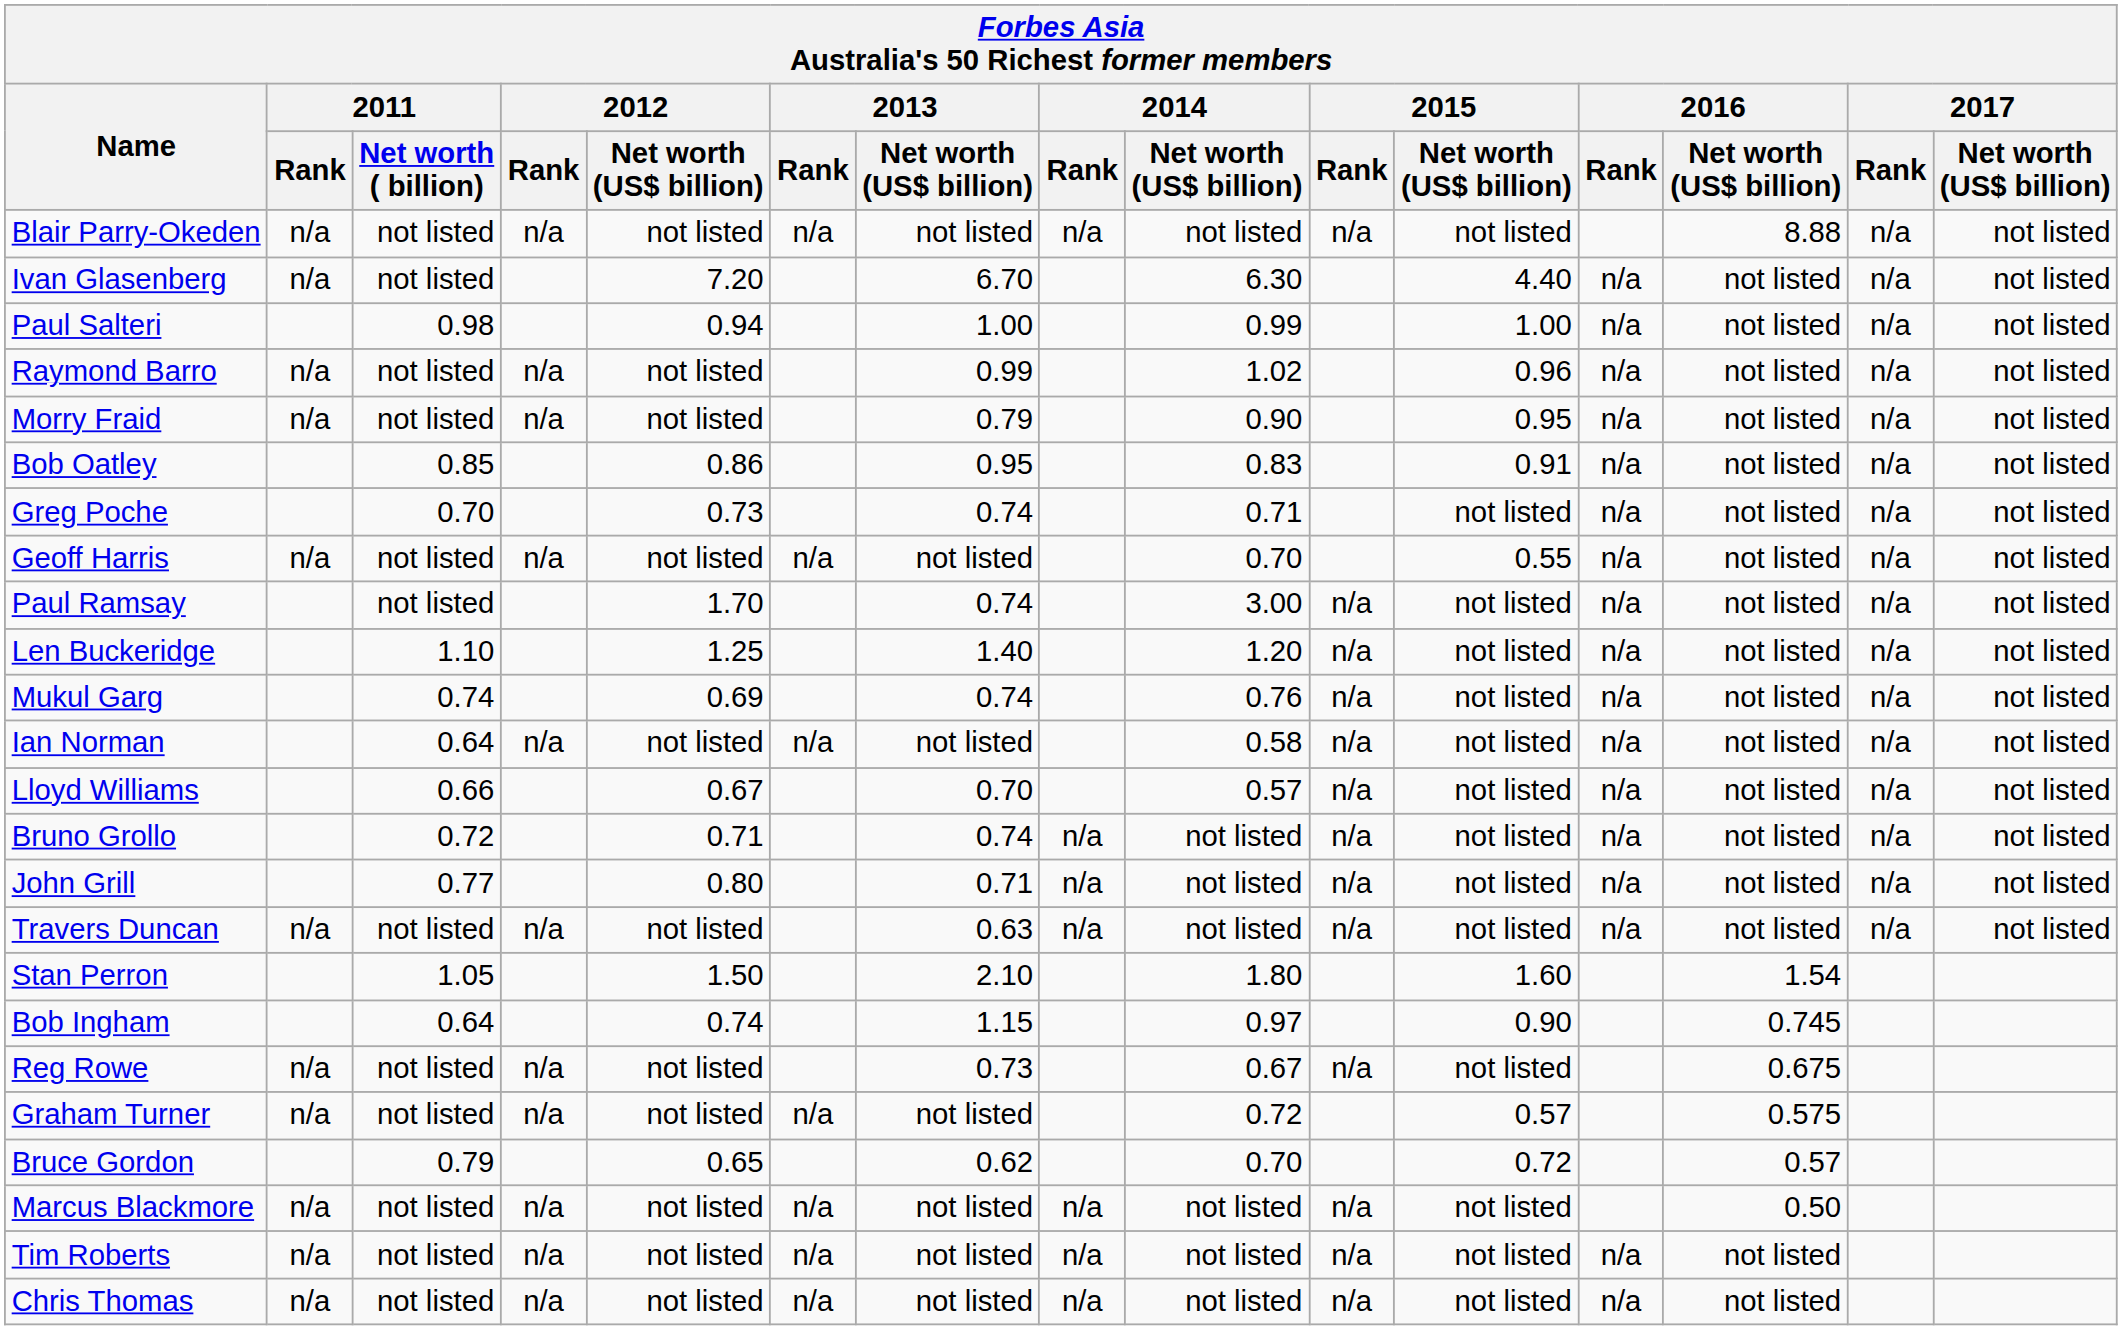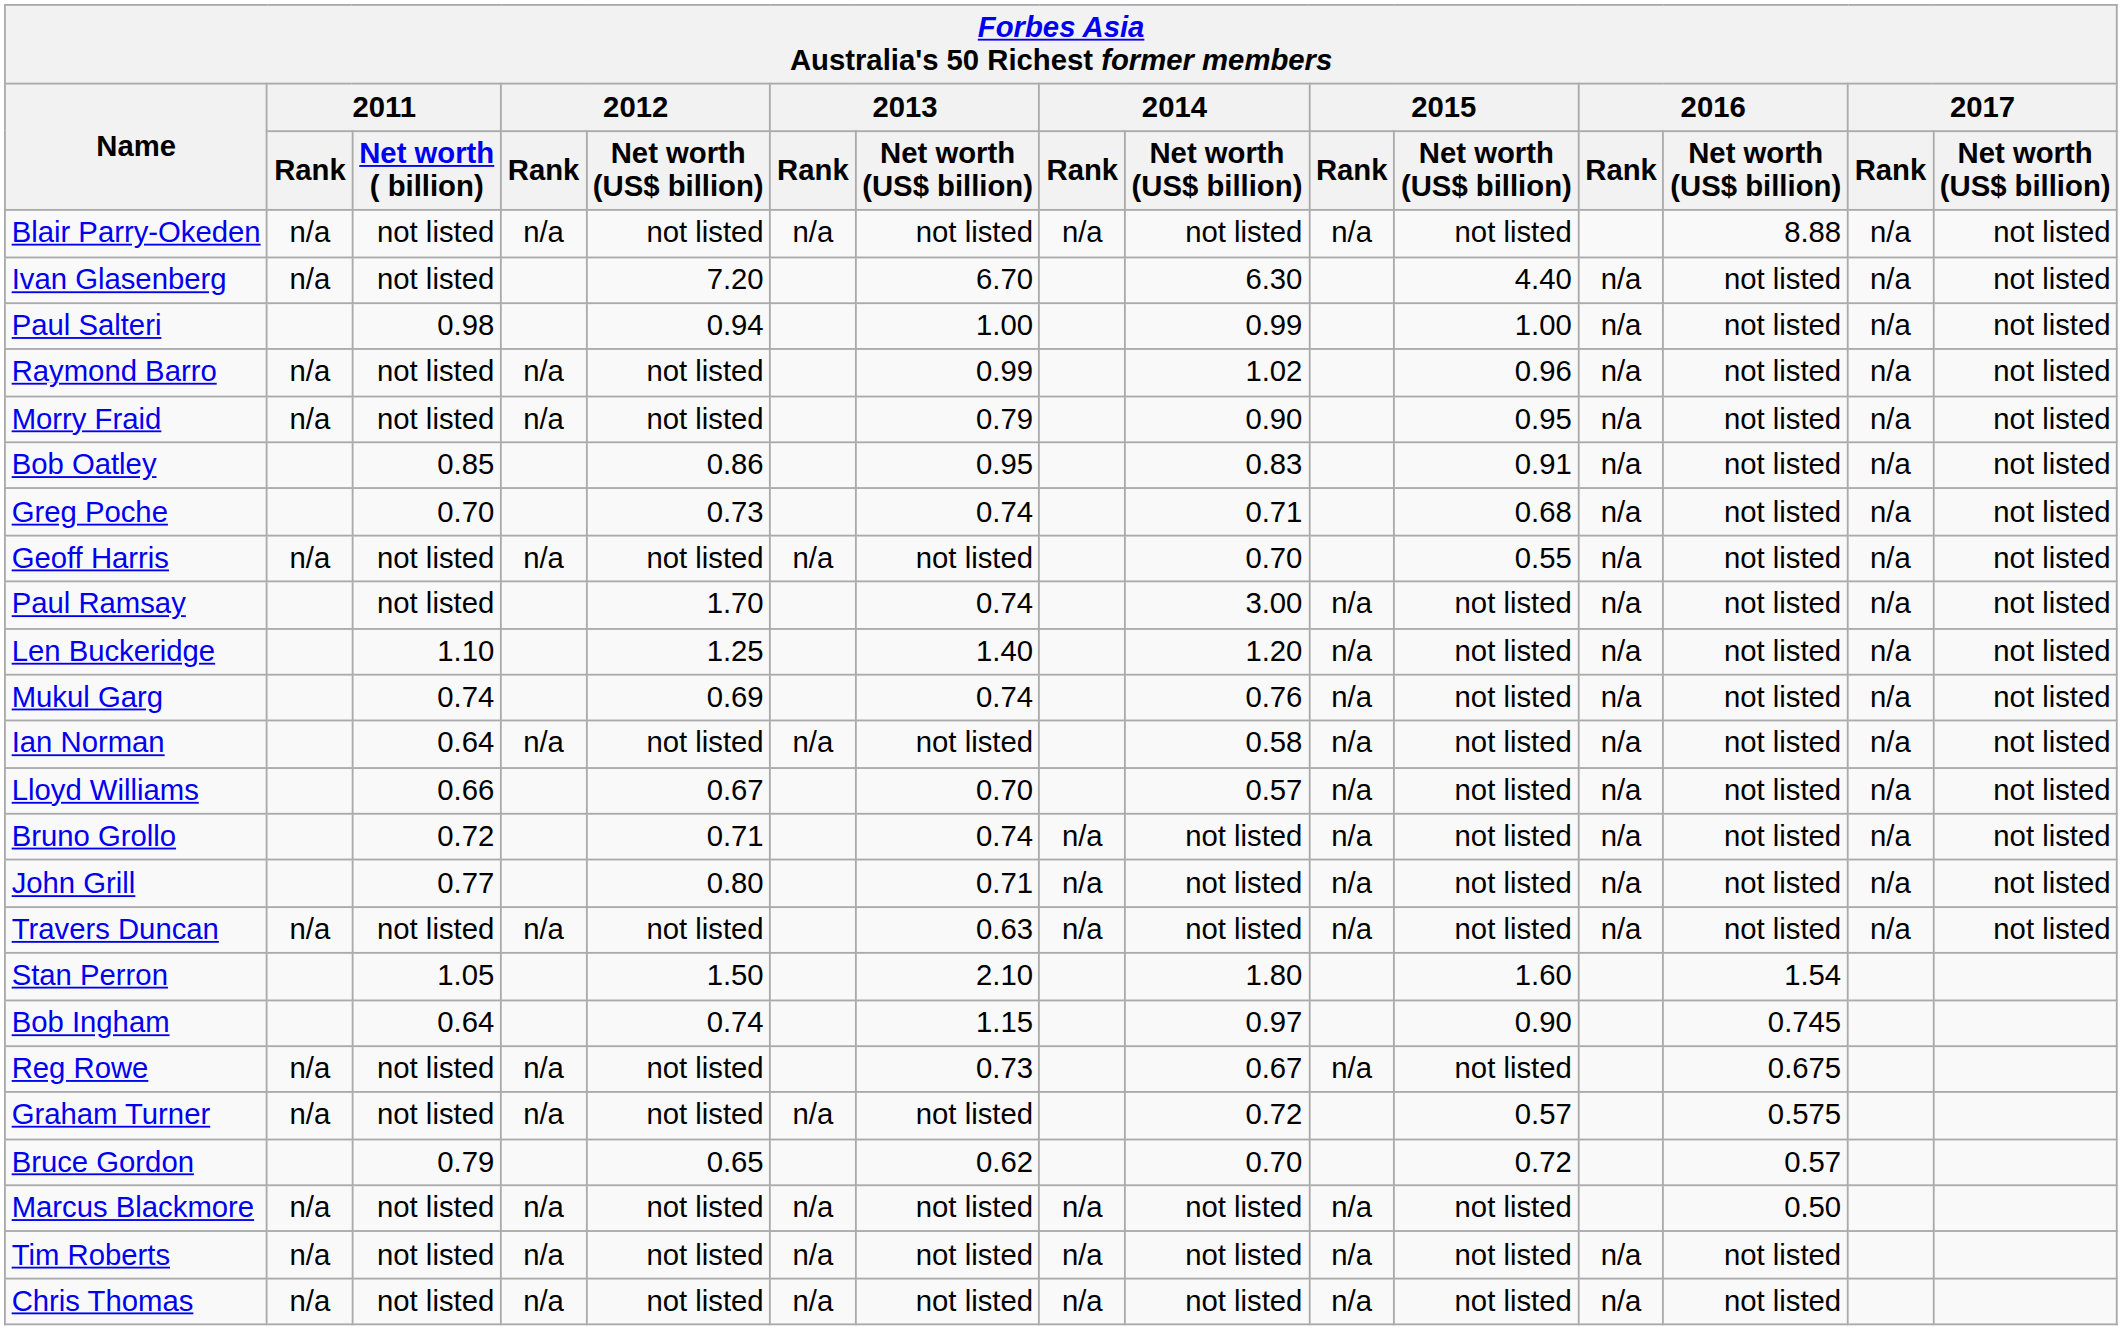(1513, 511) not listed -> (1543, 511) 0.68
